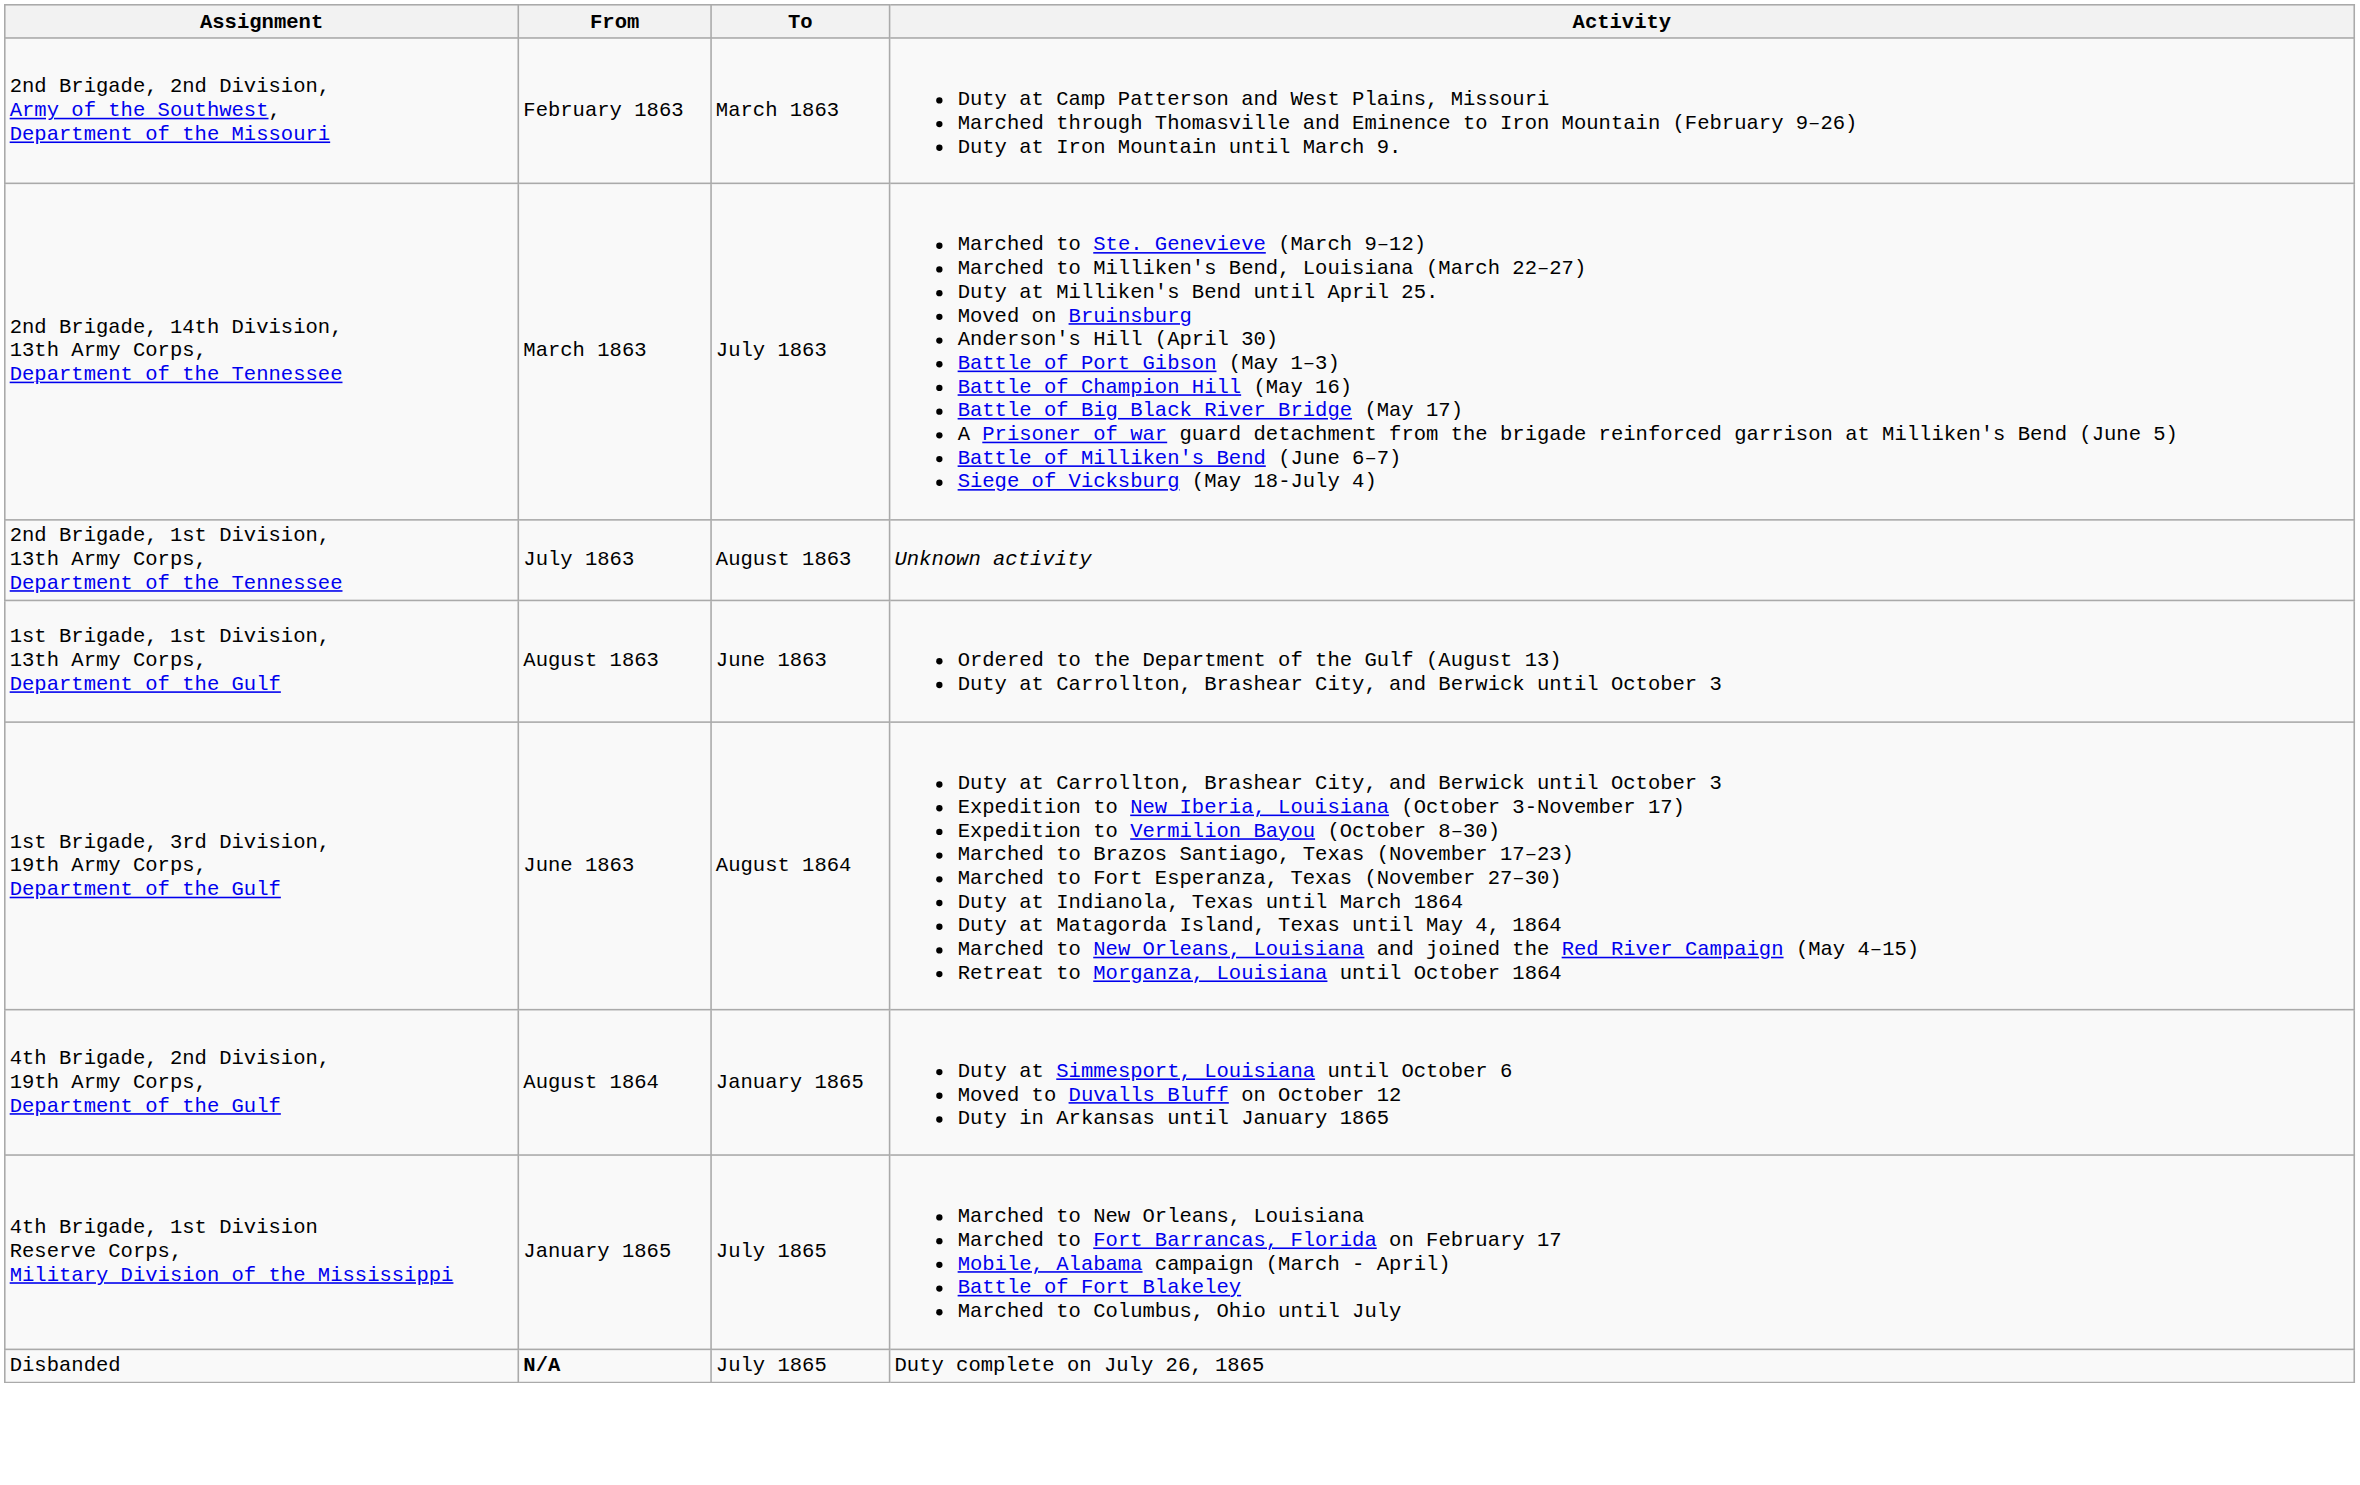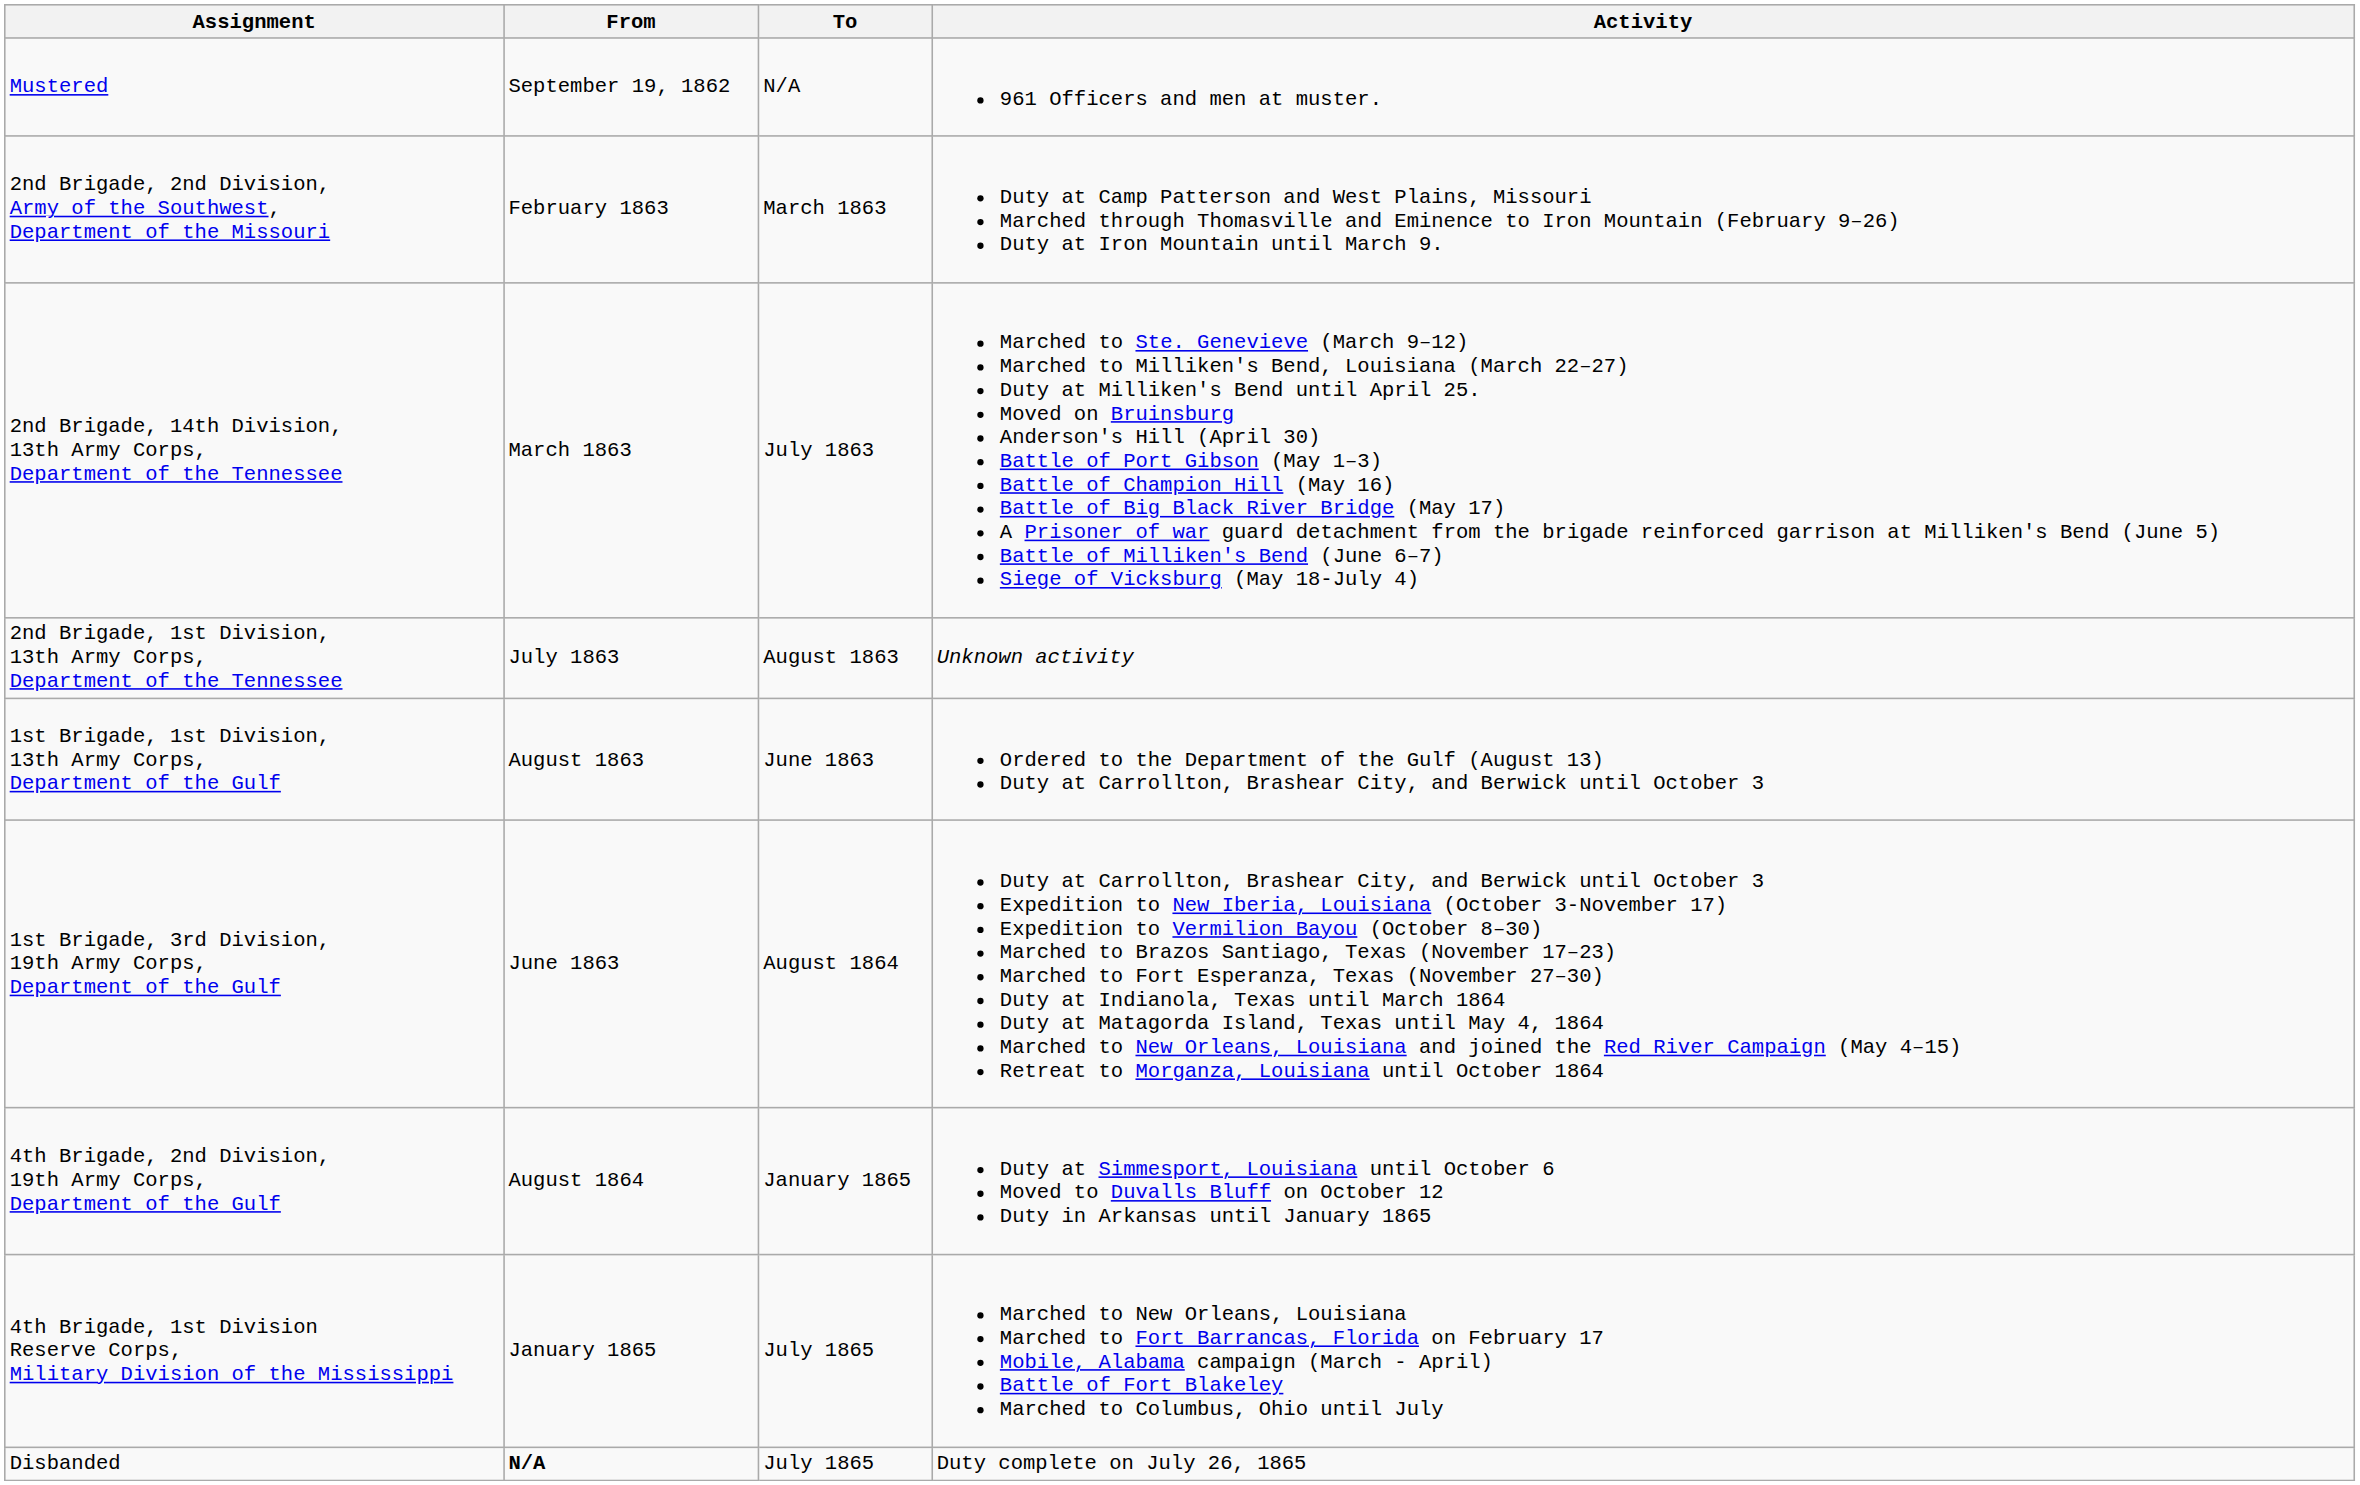+ row: (59, 87)
